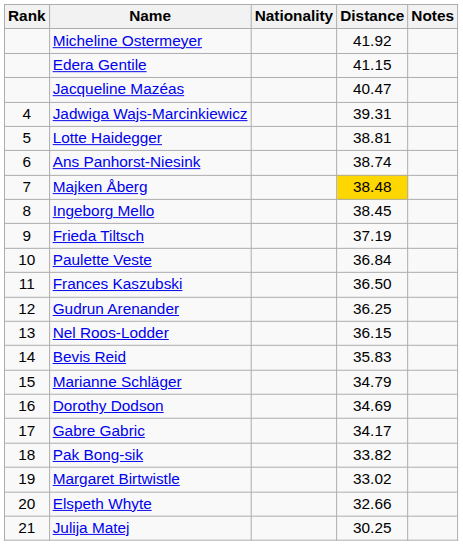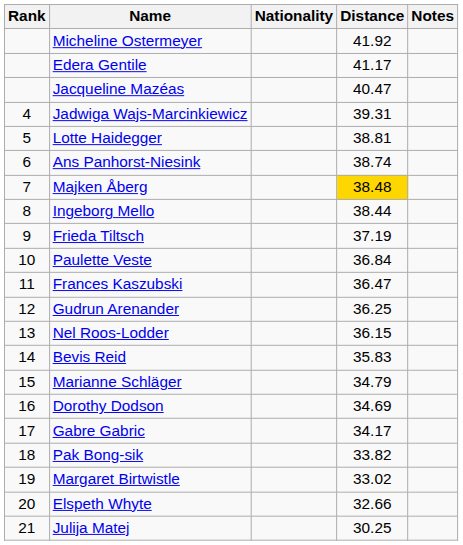(372, 65) 41.15 -> (372, 65) 41.17
(372, 211) 38.45 -> (372, 211) 38.44
(372, 284) 36.50 -> (372, 284) 36.47
